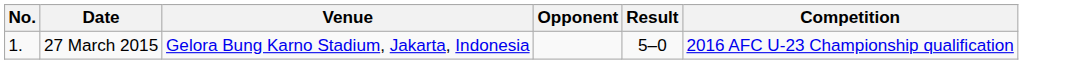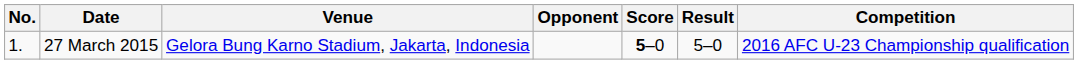+ column: (650, 18)
